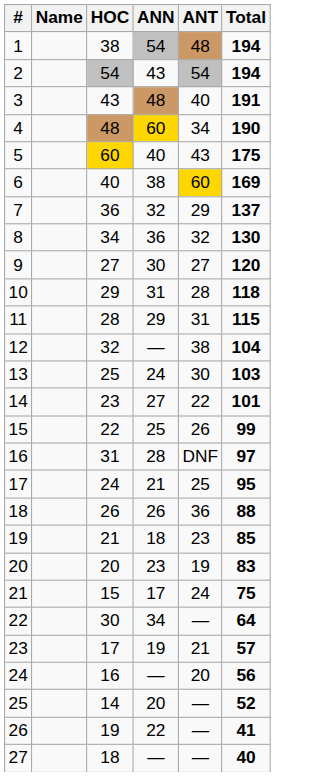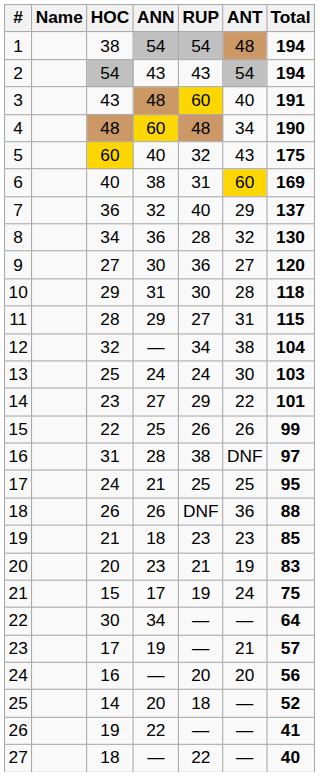+ column: (201, 18)
